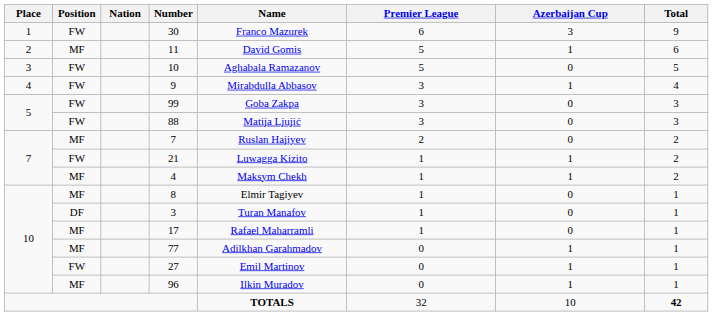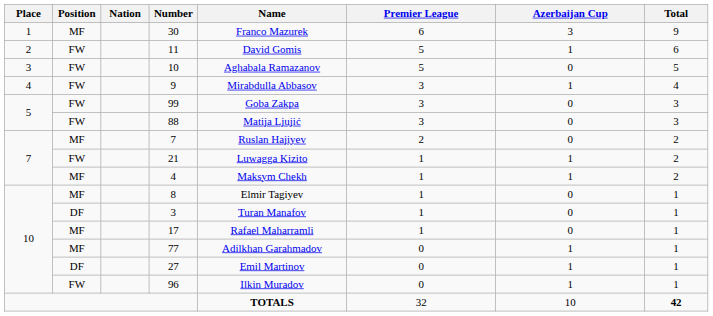(77, 31) FW -> (77, 31) MF
(77, 49) MF -> (77, 49) FW
(77, 266) FW -> (77, 266) DF
(77, 284) MF -> (77, 284) FW
